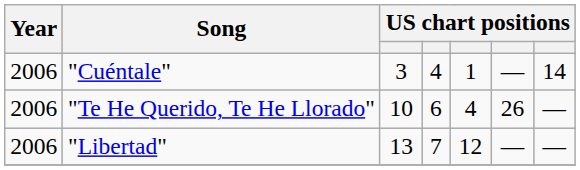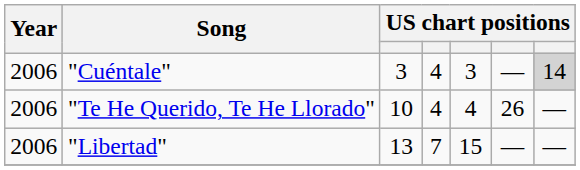(471, 71) 1 -> (471, 71) 3
(554, 71) no background -> (554, 71) lightgrey background
(436, 108) 6 -> (436, 108) 4
(471, 145) 12 -> (471, 145) 15
